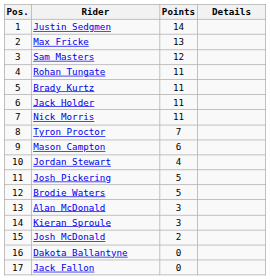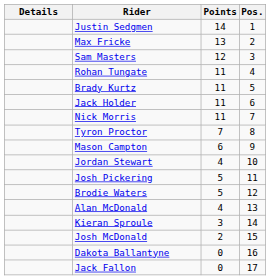columns swapped: (18, 12) <-> (232, 12)
(178, 207) 3 -> (220, 207) 4
